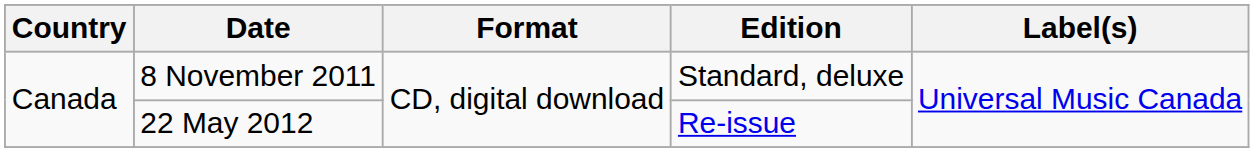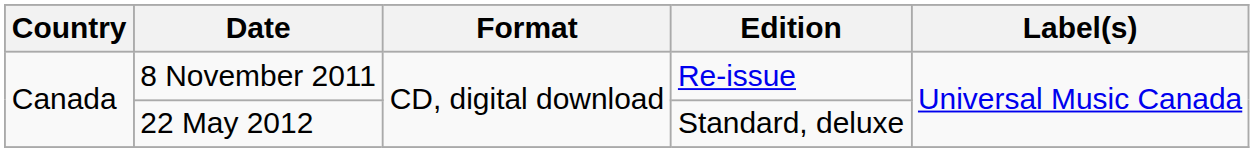(791, 75) Standard, deluxe -> (737, 75) Re-issue
(737, 123) Re-issue -> (791, 123) Standard, deluxe
